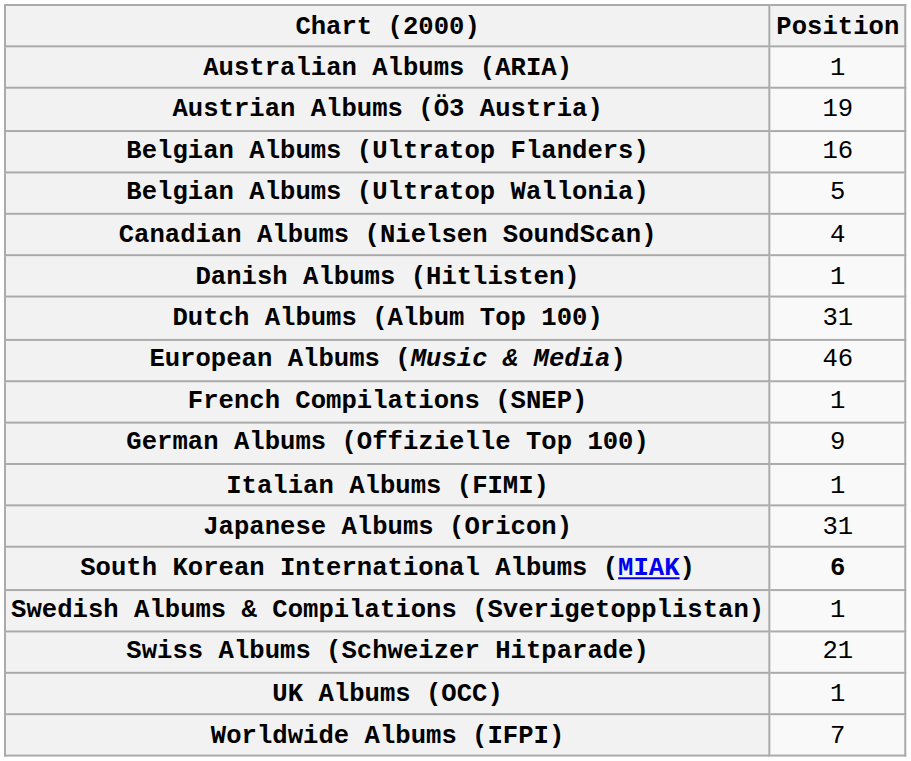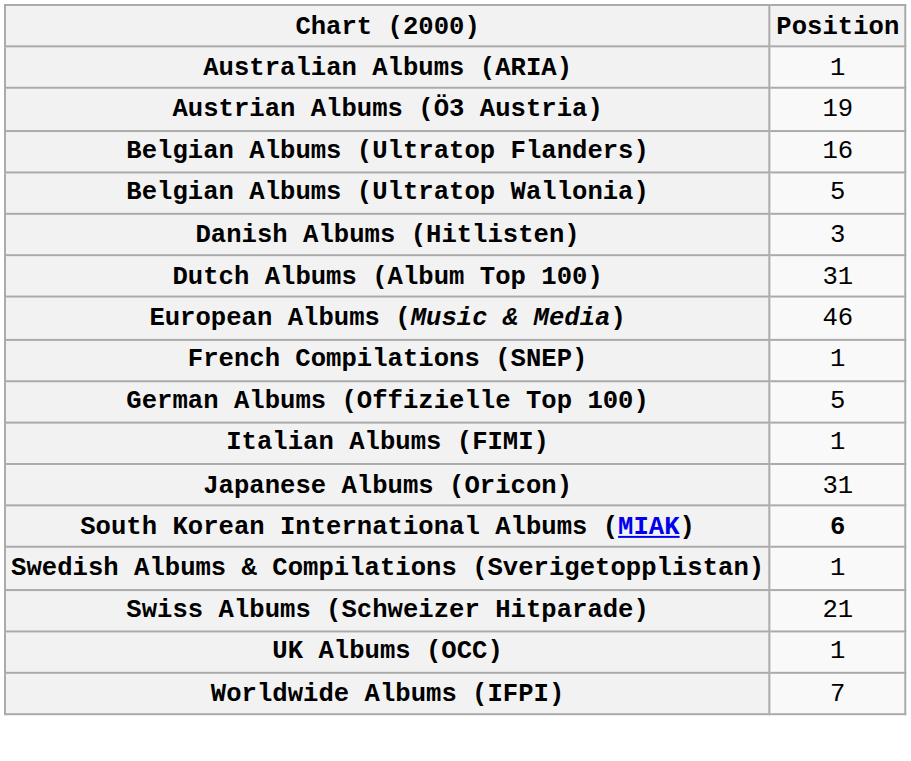- row: (388, 235)
(838, 276) 1 -> (838, 235) 3
(838, 443) 9 -> (838, 402) 5
